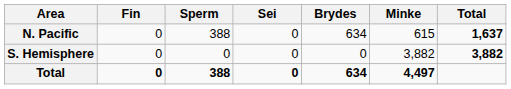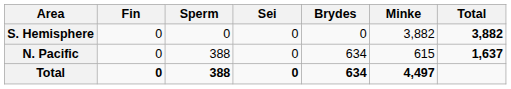rows swapped: (51, 34) <-> (51, 53)
